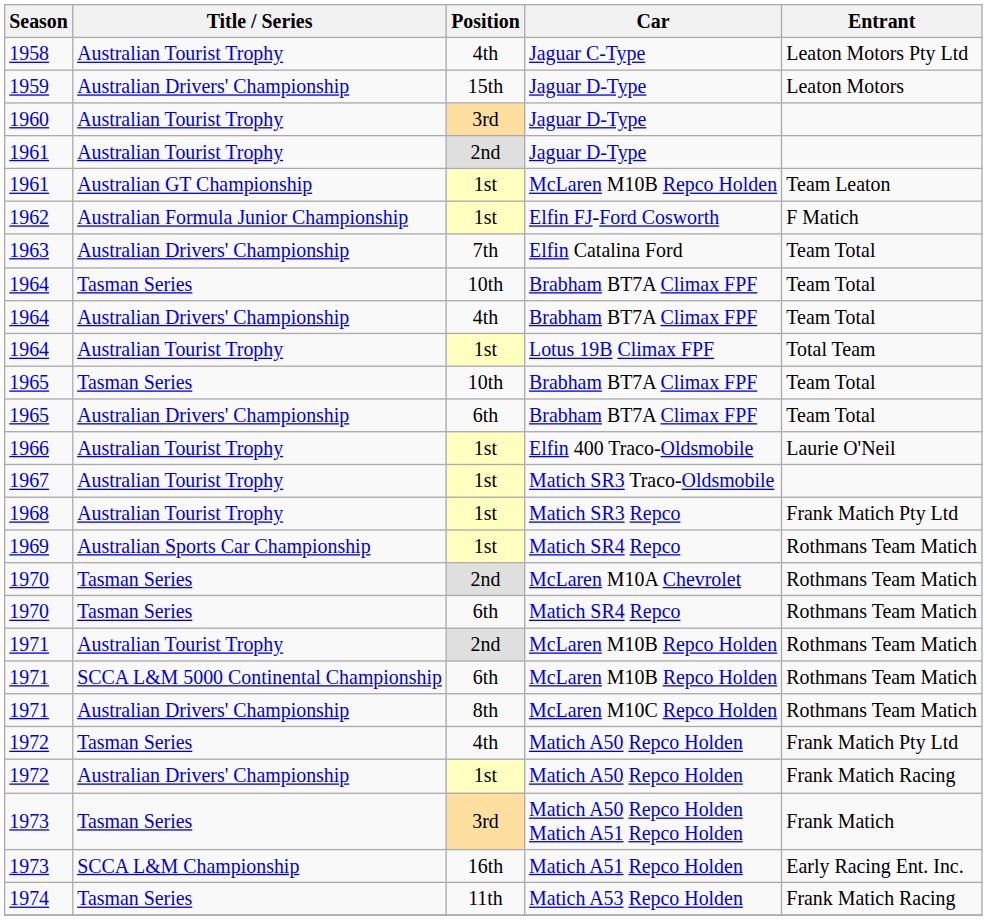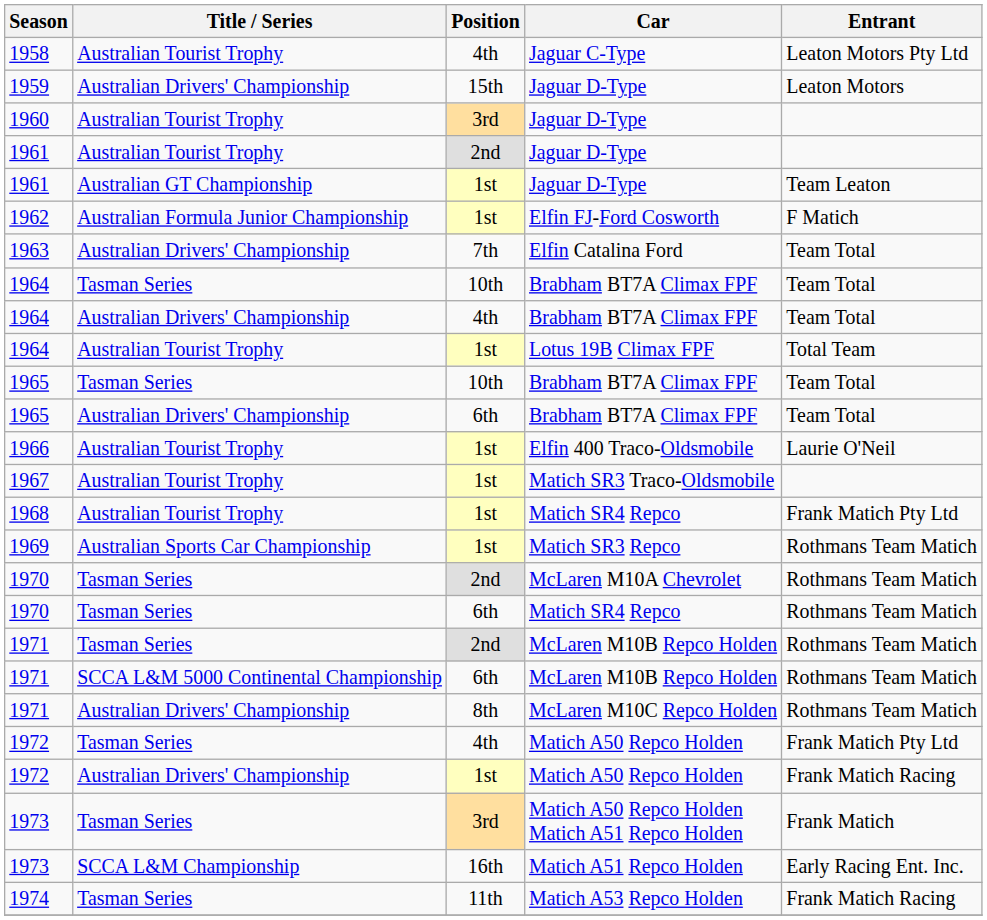(653, 185) McLaren M10B Repco Holden -> (588, 185) Jaguar D-Type
(605, 513) Matich SR3 Repco -> (605, 513) Matich SR4 Repco
(605, 546) Matich SR4 Repco -> (605, 546) Matich SR3 Repco
(180, 644) Australian Tourist Trophy -> (135, 644) Tasman Series
